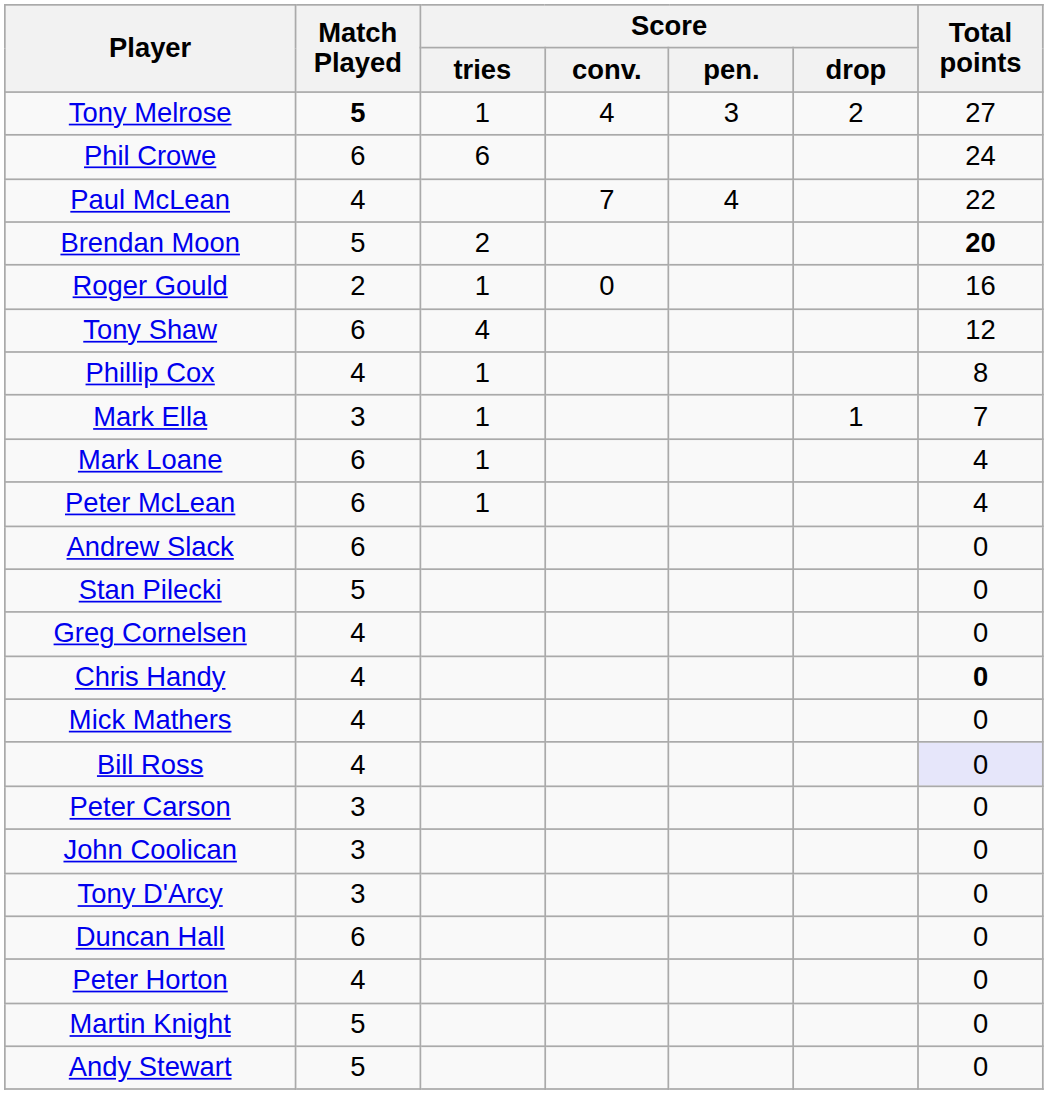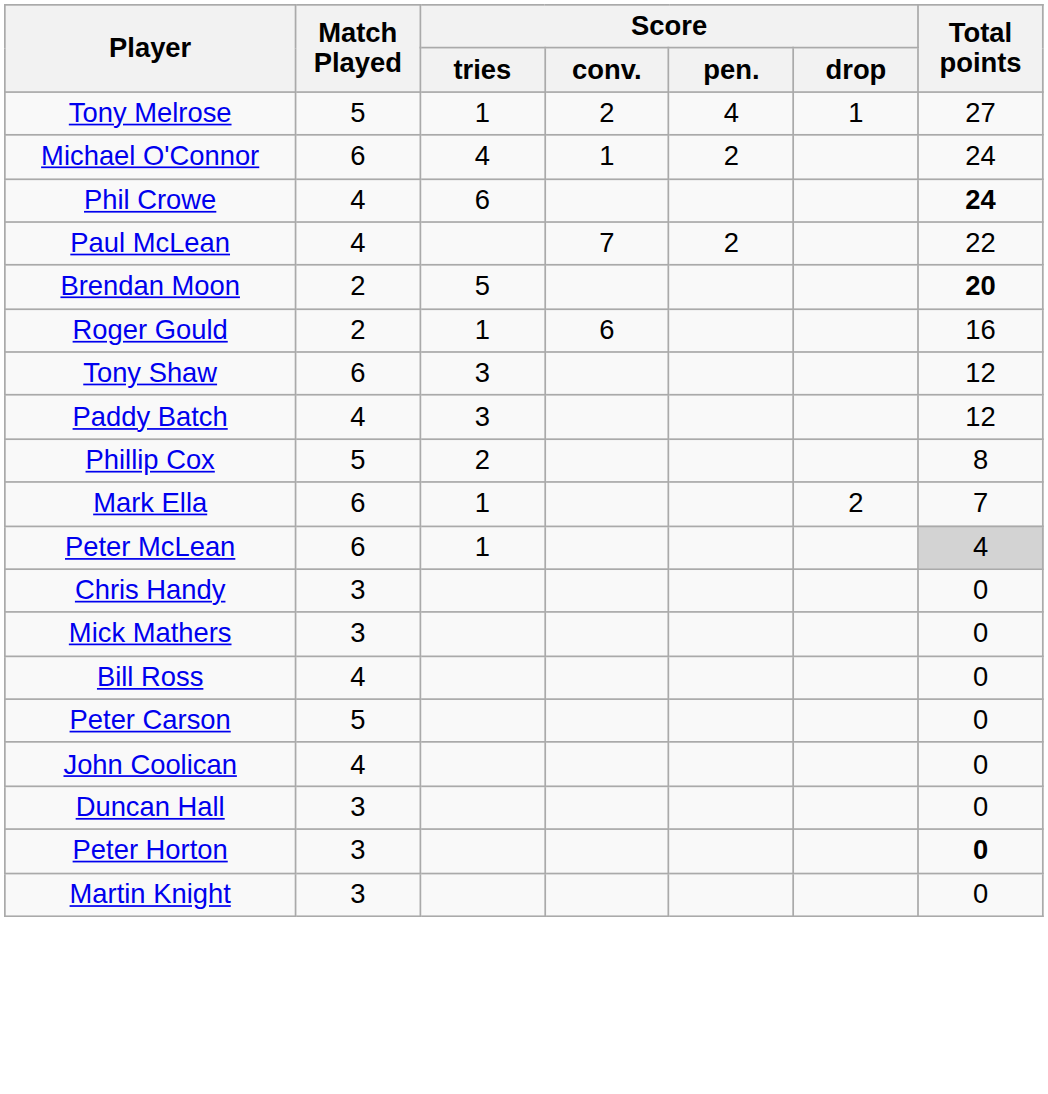(358, 112) bold -> (358, 112) normal
(607, 112) 4 -> (607, 112) 2
(731, 112) 3 -> (731, 112) 4
(856, 112) 2 -> (856, 112) 1
+ row: (150, 156)
(358, 156) 6 -> (358, 199) 4
(981, 156) normal -> (981, 199) bold
(731, 199) 4 -> (731, 243) 2
(358, 243) 5 -> (358, 286) 2
(482, 243) 2 -> (482, 286) 5
(607, 286) 0 -> (607, 329) 6
(482, 329) 4 -> (482, 373) 3
+ row: (150, 416)
(358, 373) 4 -> (358, 460) 5
(482, 373) 1 -> (482, 460) 2
(358, 416) 3 -> (358, 503) 6
(856, 416) 1 -> (856, 503) 2
- row: (150, 460)
(980, 503) no background -> (980, 546) lightgrey background
- row: (150, 546)
- row: (150, 590)
- row: (150, 633)
(358, 677) 4 -> (358, 590) 3
(980, 677) bold -> (980, 590) normal
(358, 720) 4 -> (358, 633) 3
(980, 763) lavender background -> (980, 677) no background
(358, 807) 3 -> (358, 720) 5
(358, 850) 3 -> (358, 763) 4
- row: (150, 894)
(358, 937) 6 -> (358, 807) 3
(358, 980) 4 -> (358, 850) 3
(980, 980) normal -> (980, 850) bold
(358, 1024) 5 -> (358, 894) 3
- row: (150, 1067)
